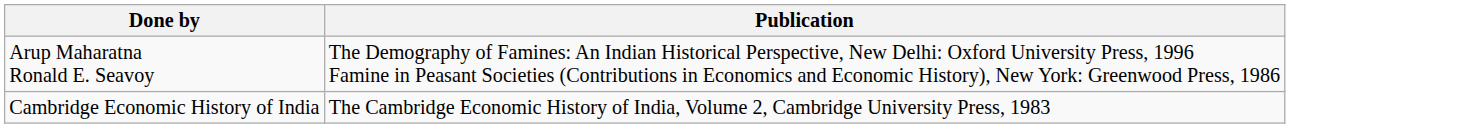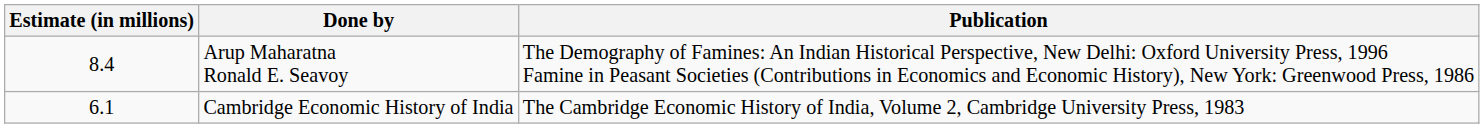+ column: (102, 20)
